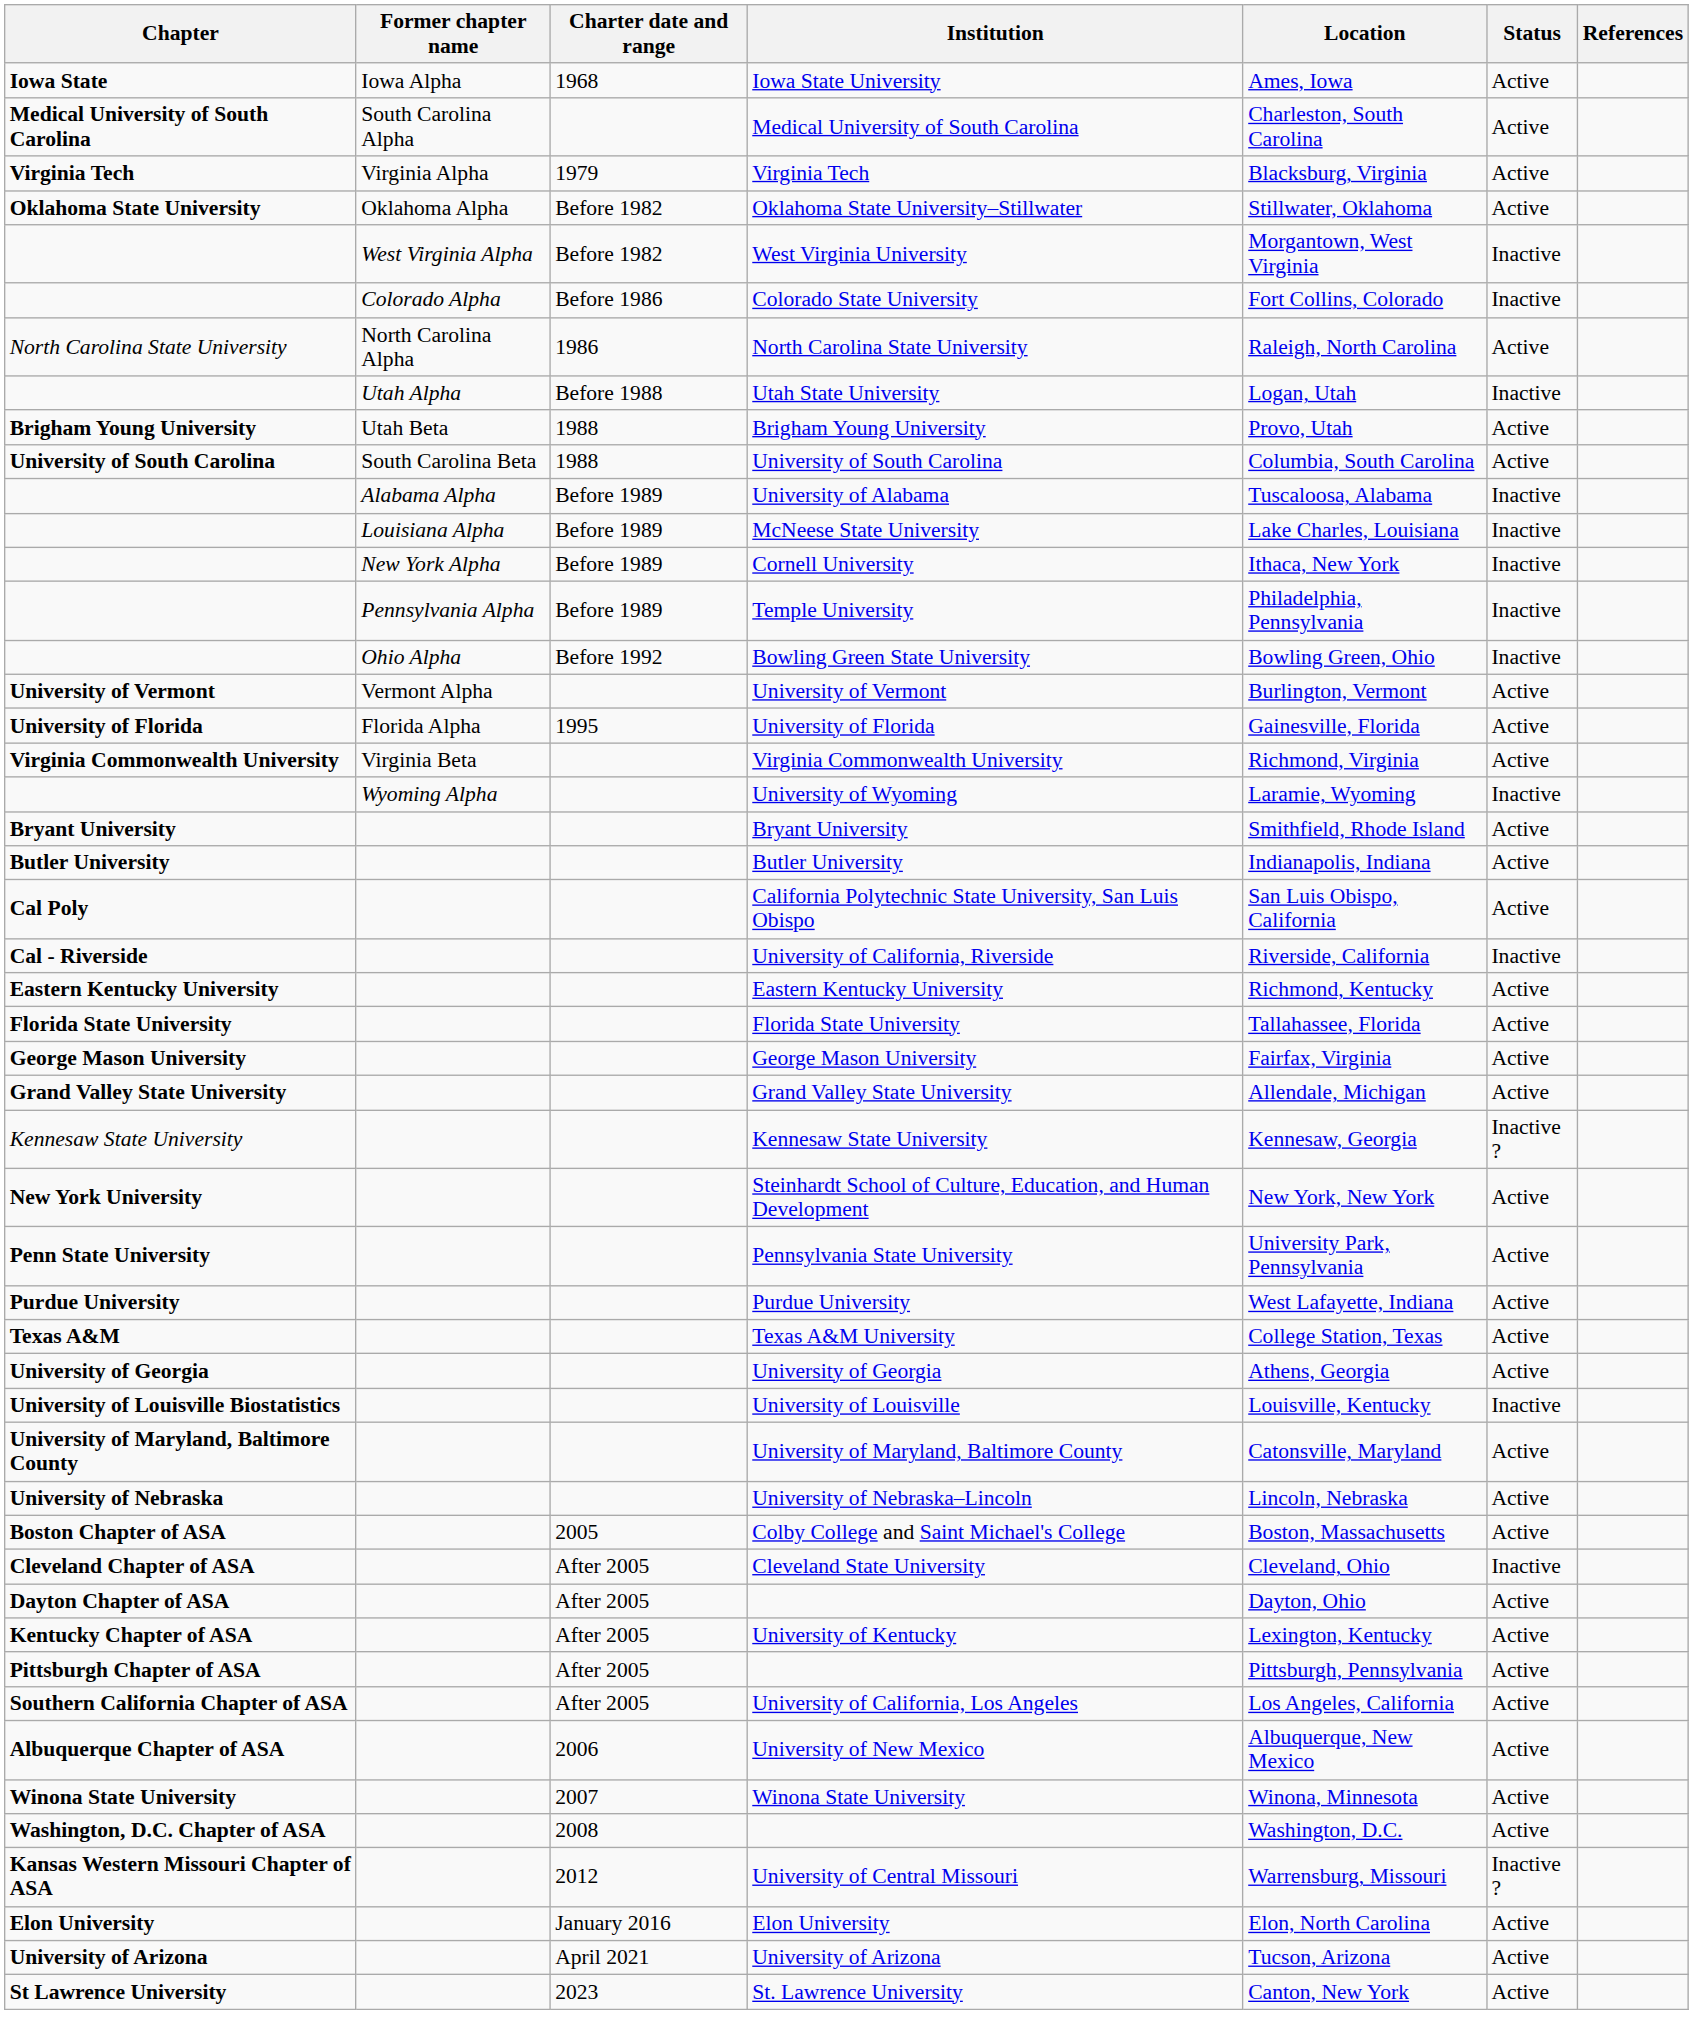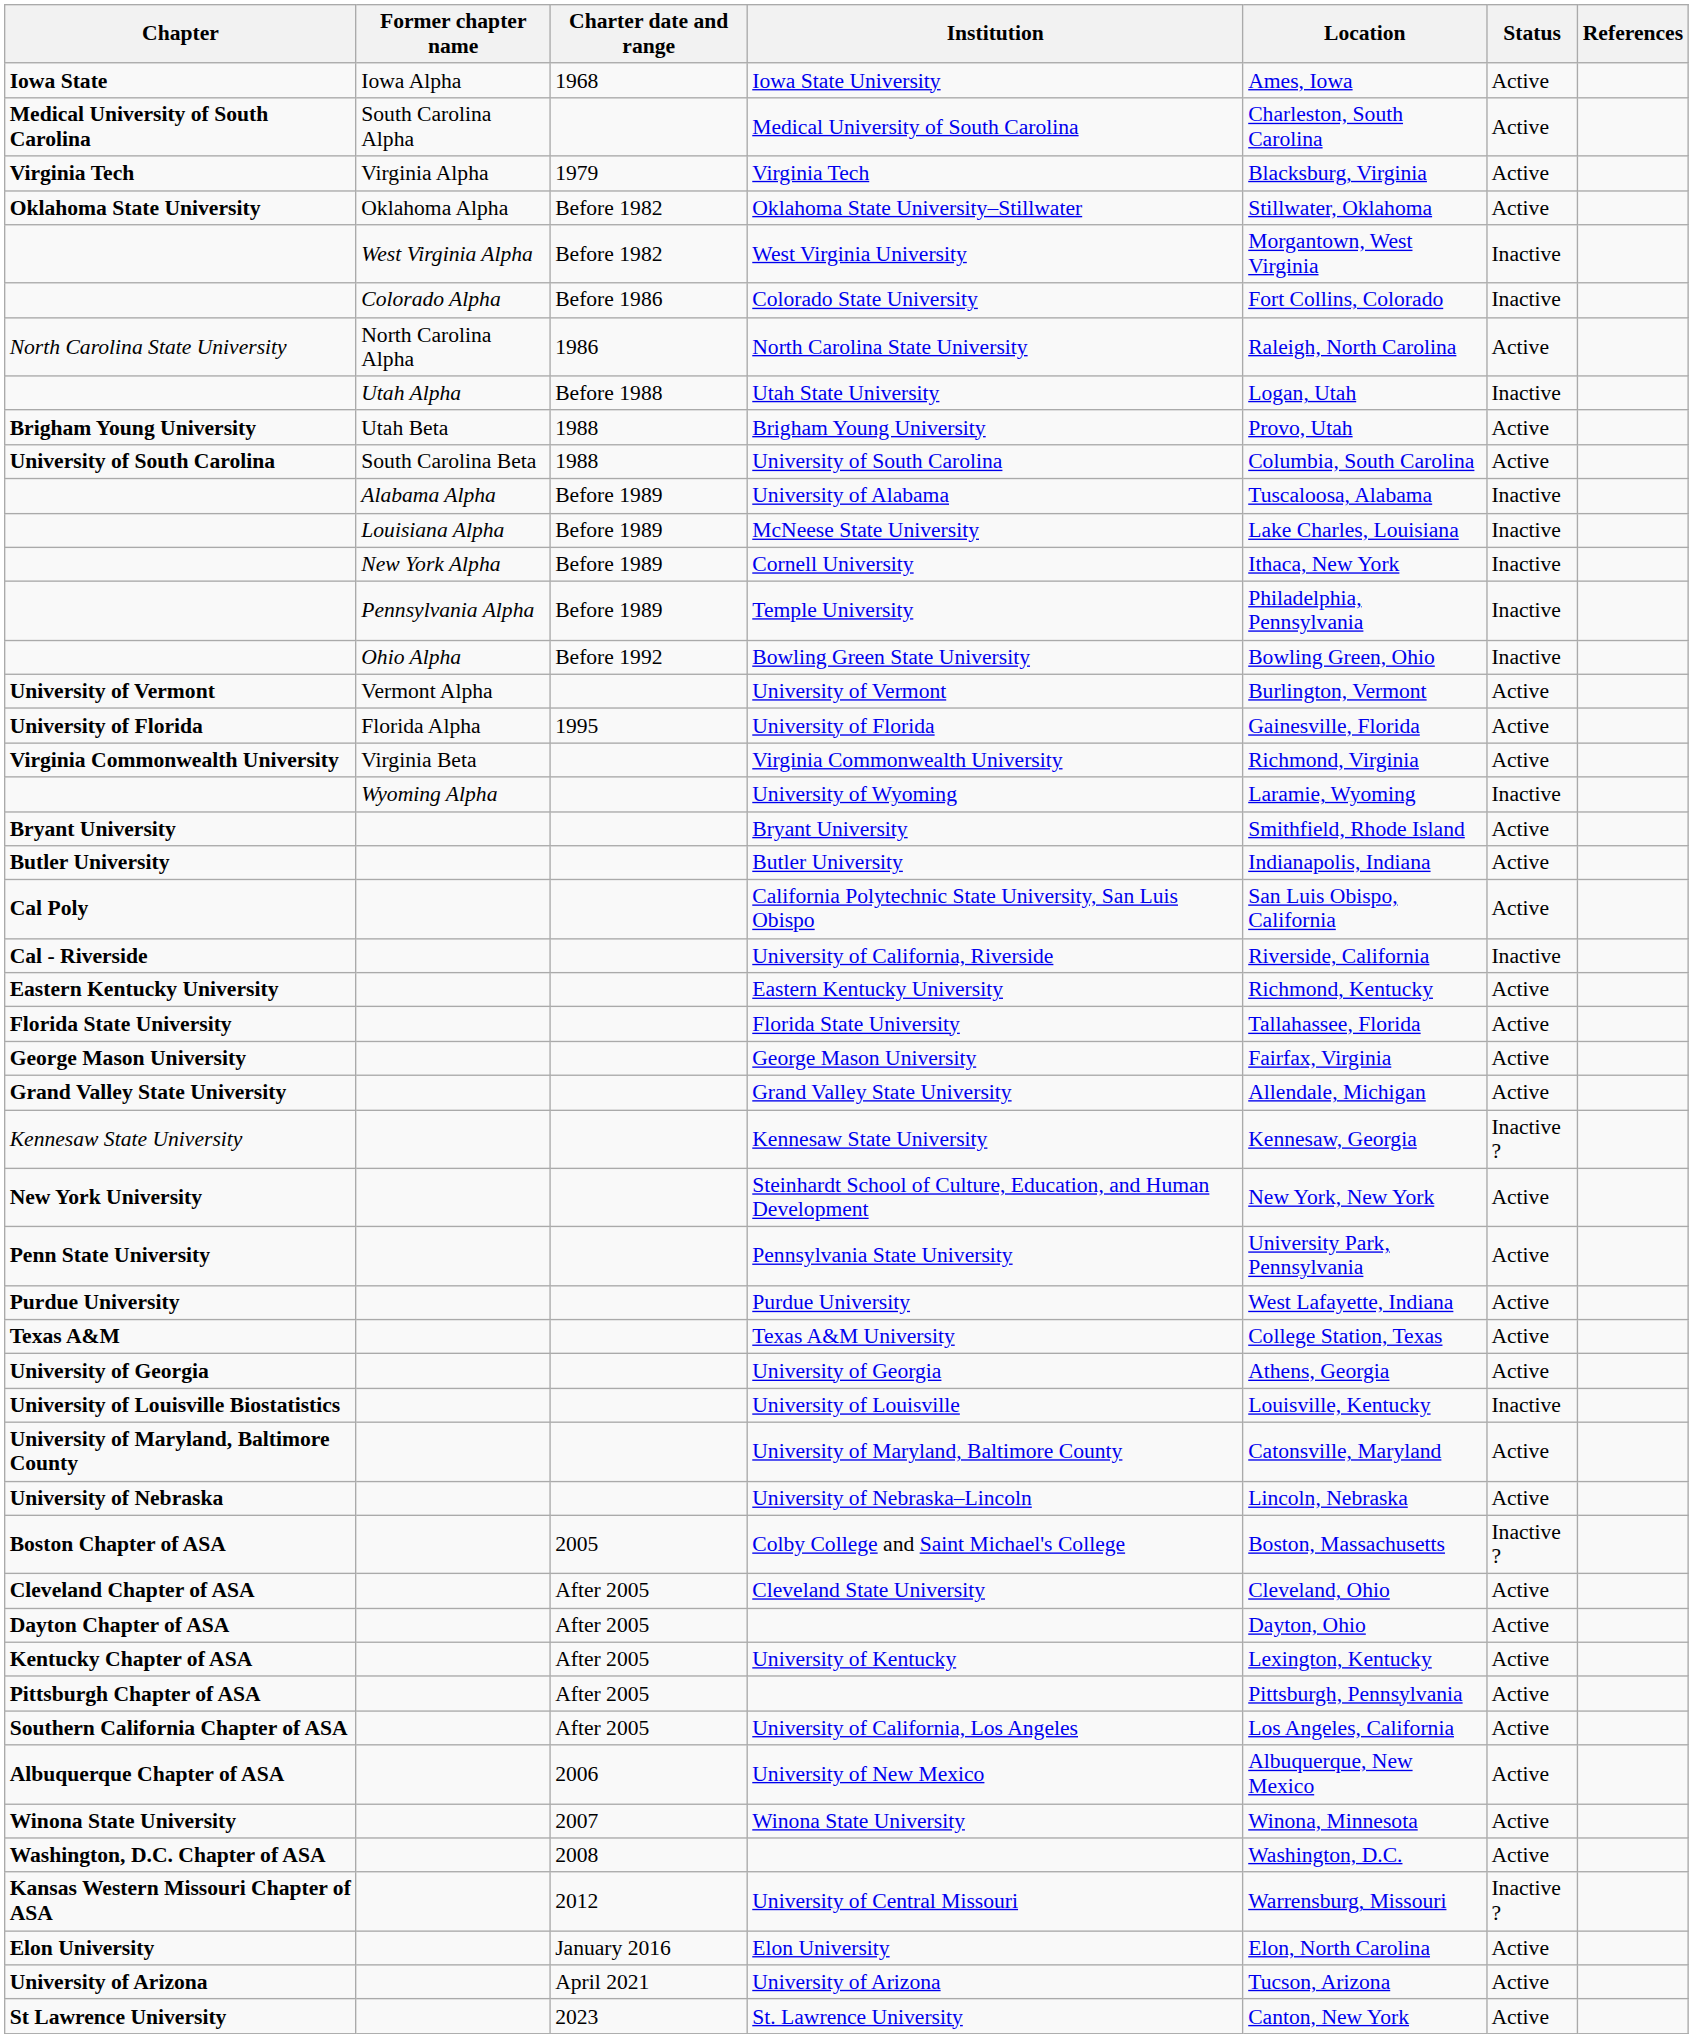(1520, 1532) Active -> (1526, 1544) Inactive ?
(1526, 1566) Inactive -> (1520, 1590) Active
